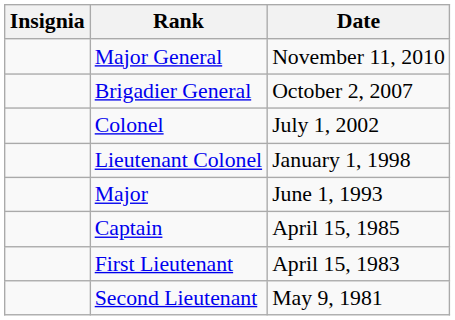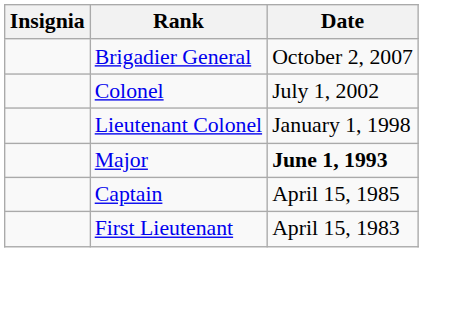- row: (158, 56)
(327, 194) normal -> (330, 159) bold
- row: (176, 297)
